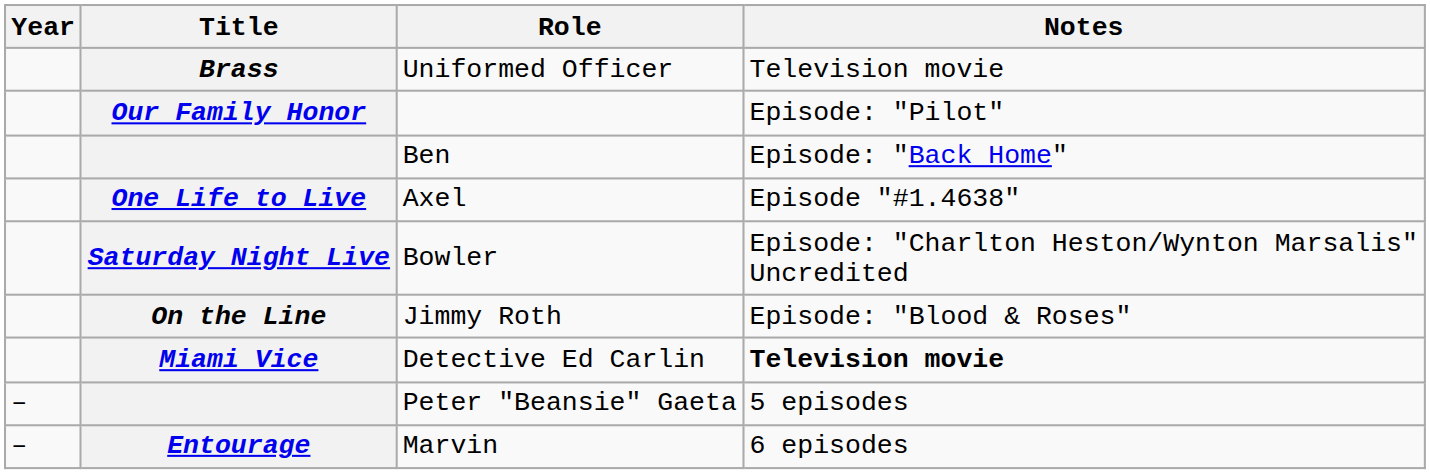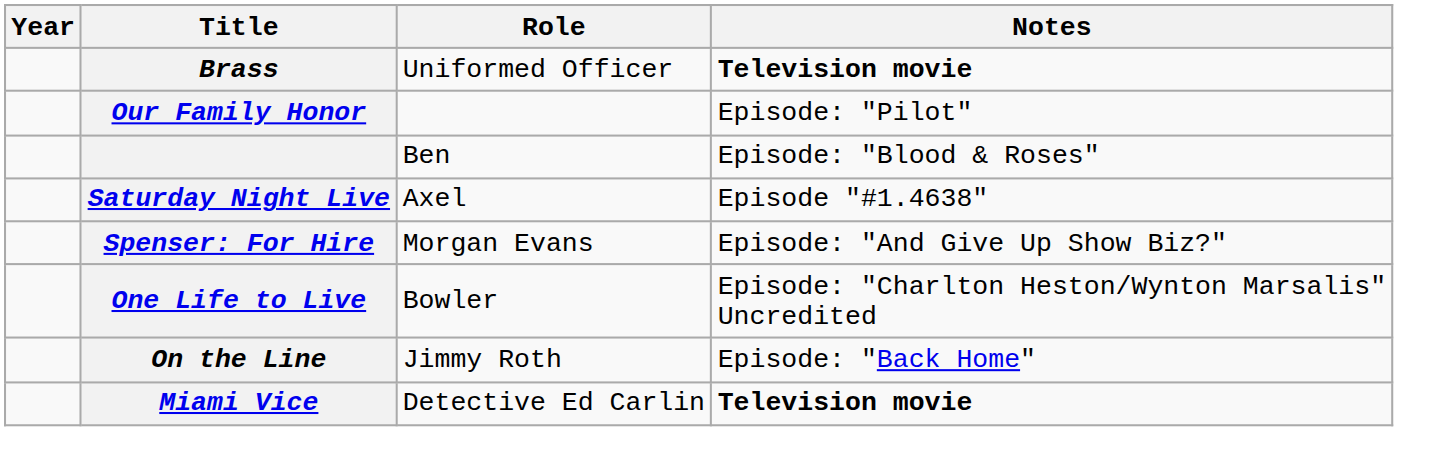(877, 70) normal -> (845, 70) bold
(909, 156) Episode: "Back Home" -> (909, 156) Episode: "Blood & Roses"
(239, 200) One Life to Live -> (239, 200) Saturday Night Live
+ row: (498, 243)
(239, 258) Saturday Night Live -> (239, 301) One Life to Live
(940, 317) Episode: "Blood & Roses" -> (877, 360) Episode: "Back Home"
- row: (570, 403)
- row: (450, 446)
